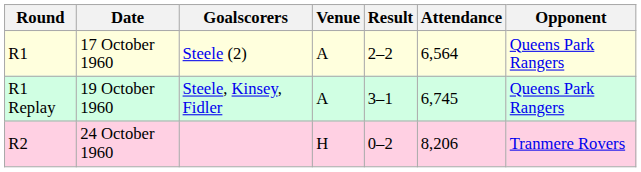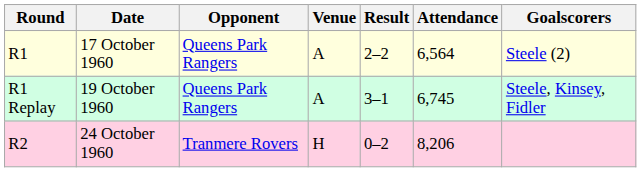columns swapped: (571, 17) <-> (246, 17)
